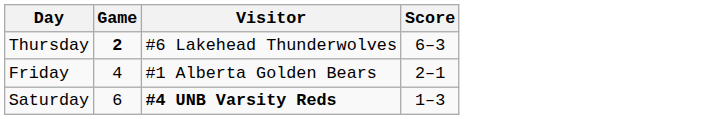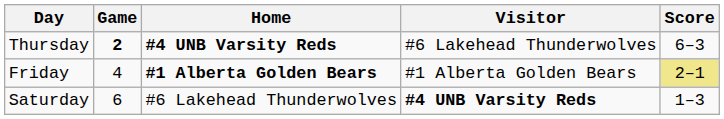+ column: (271, 18)
(430, 73) no background -> (690, 73) khaki background
